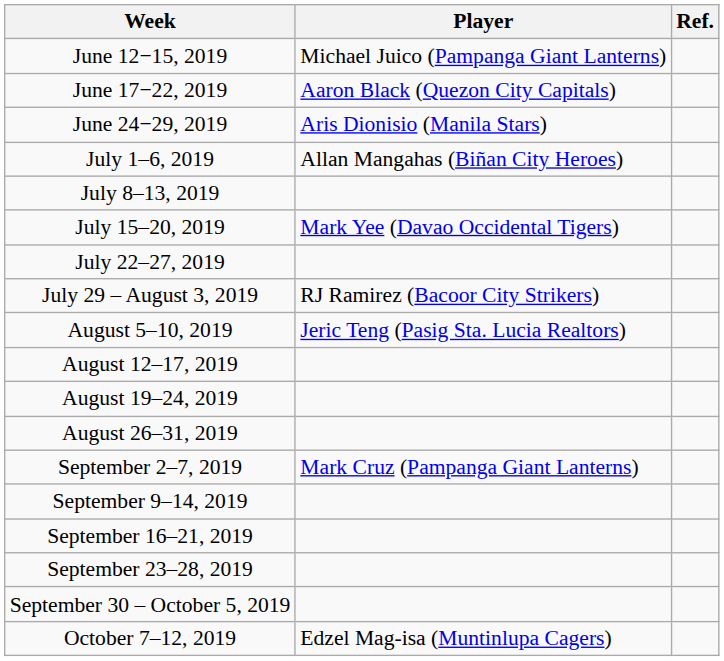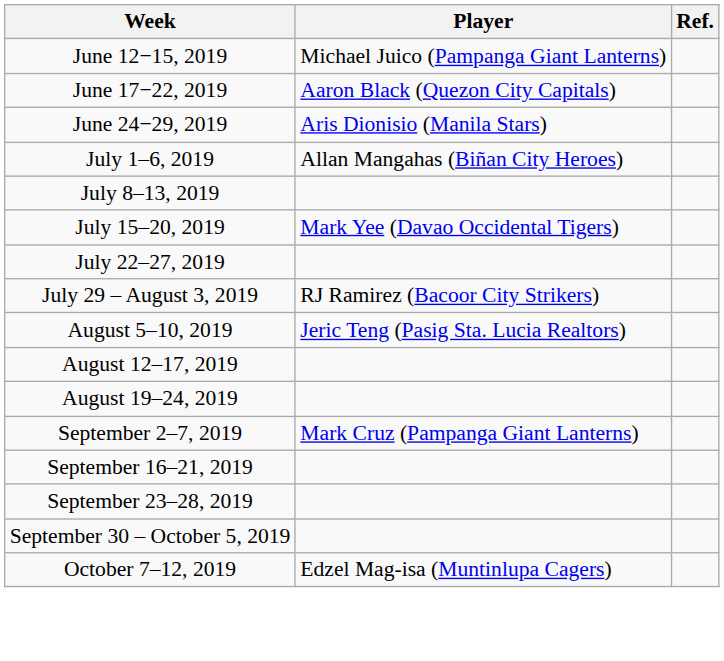- row: (150, 432)
- row: (150, 501)
